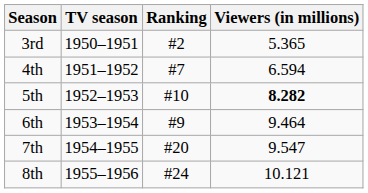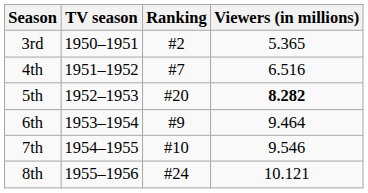(287, 69) 6.594 -> (287, 69) 6.516
(176, 95) #10 -> (176, 95) #20
(176, 148) #20 -> (176, 148) #10
(287, 148) 9.547 -> (287, 148) 9.546
